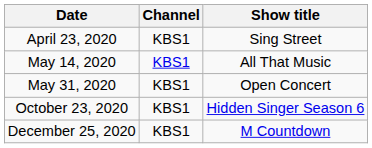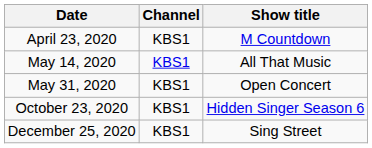(285, 39) Sing Street -> (285, 39) M Countdown
(285, 131) M Countdown -> (285, 131) Sing Street
